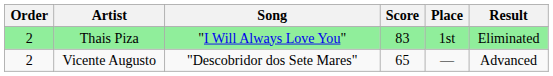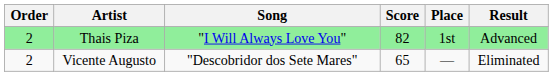(402, 37) 83 -> (402, 37) 82
(509, 37) Eliminated -> (509, 37) Advanced
(509, 60) Advanced -> (509, 60) Eliminated
